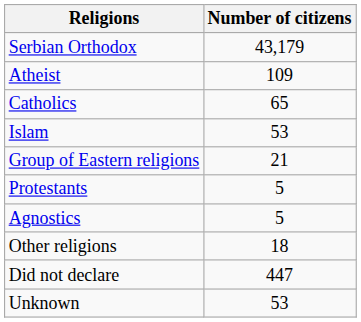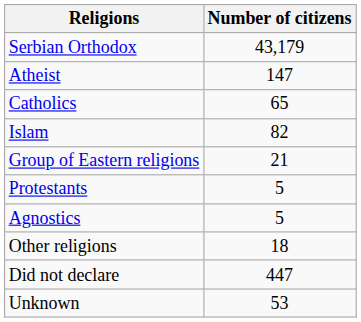(280, 75) 109 -> (280, 75) 147
(280, 132) 53 -> (280, 132) 82
